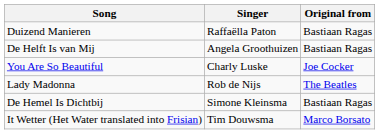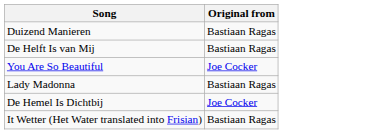- column: (253, 13)
(330, 84) The Beatles -> (241, 84) Bastiaan Ragas
(338, 102) Bastiaan Ragas -> (232, 102) Joe Cocker
(337, 119) Marco Borsato -> (241, 119) Bastiaan Ragas
